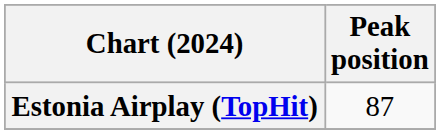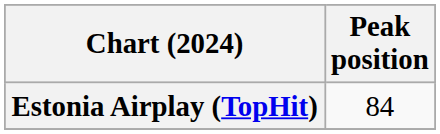(380, 105) 87 -> (380, 105) 84
